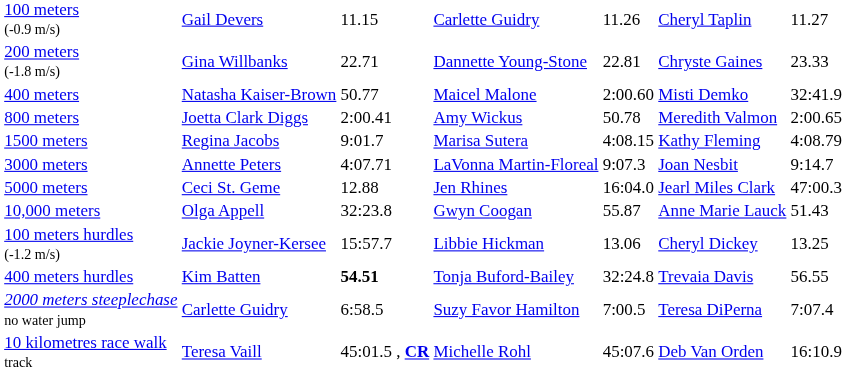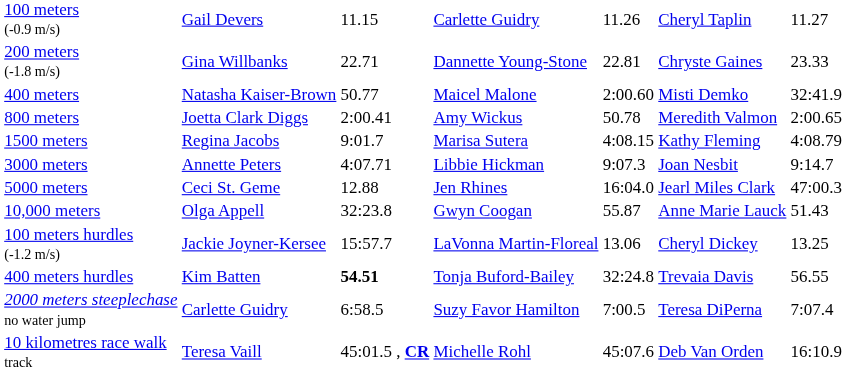(516, 164) LaVonna Martin-Floreal -> (489, 164) Libbie Hickman
(489, 243) Libbie Hickman -> (516, 243) LaVonna Martin-Floreal
